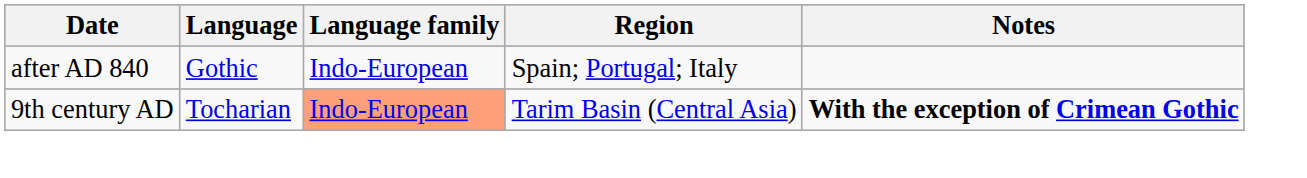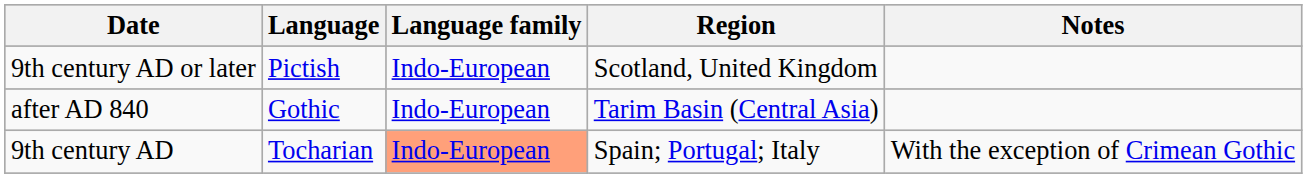+ row: (133, 67)
(625, 67) Spain; Portugal; Italy -> (736, 109) Tarim Basin (Central Asia)
(654, 109) Tarim Basin (Central Asia) -> (707, 151) Spain; Portugal; Italy
(1024, 109) bold -> (1093, 151) normal
